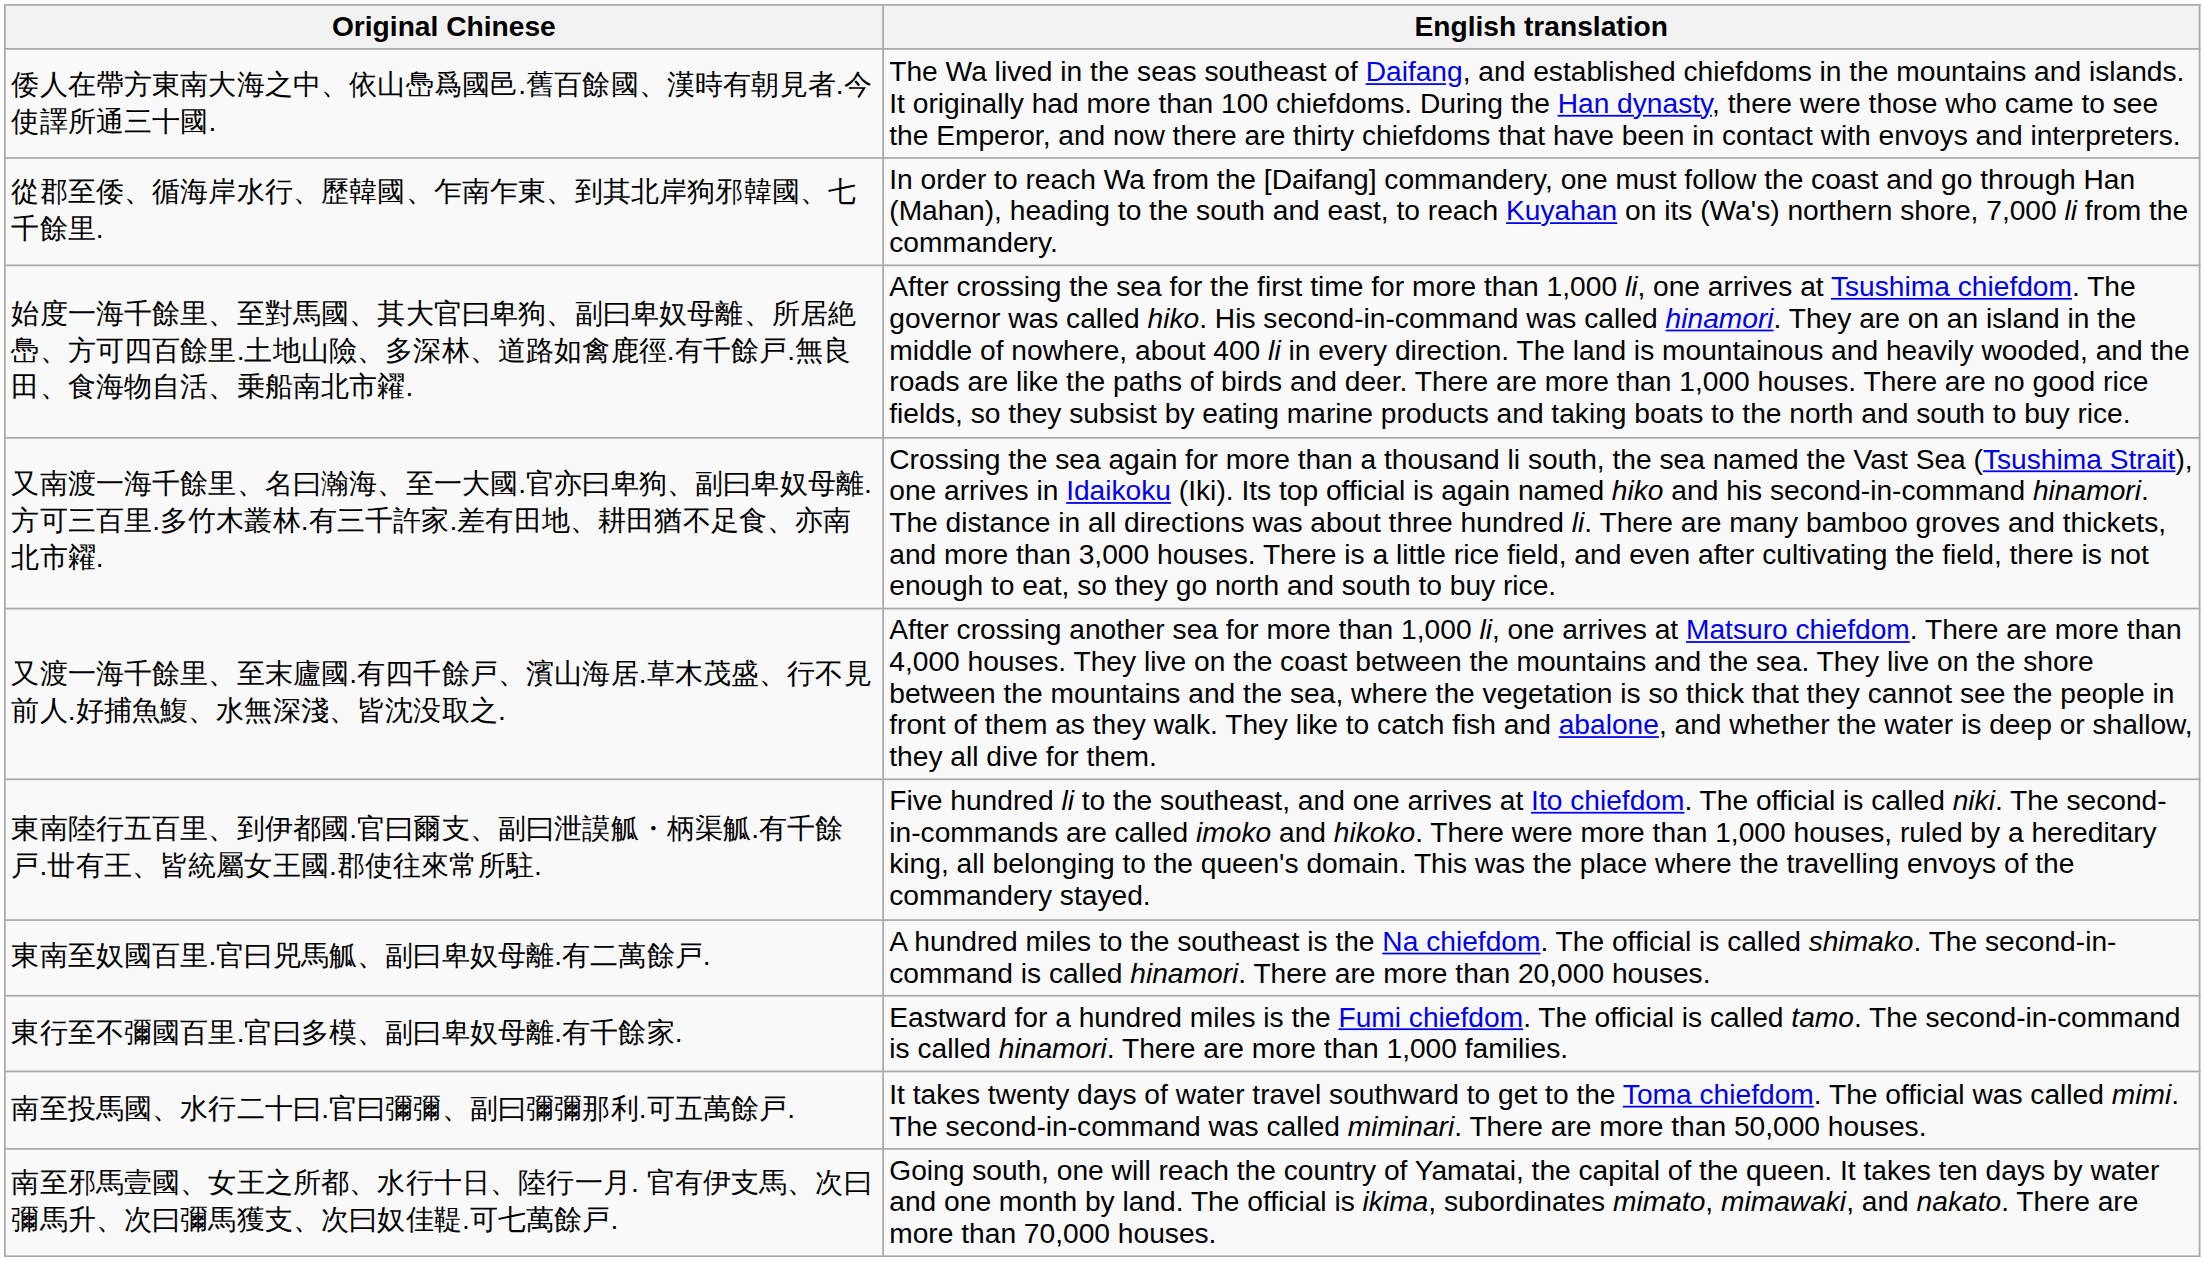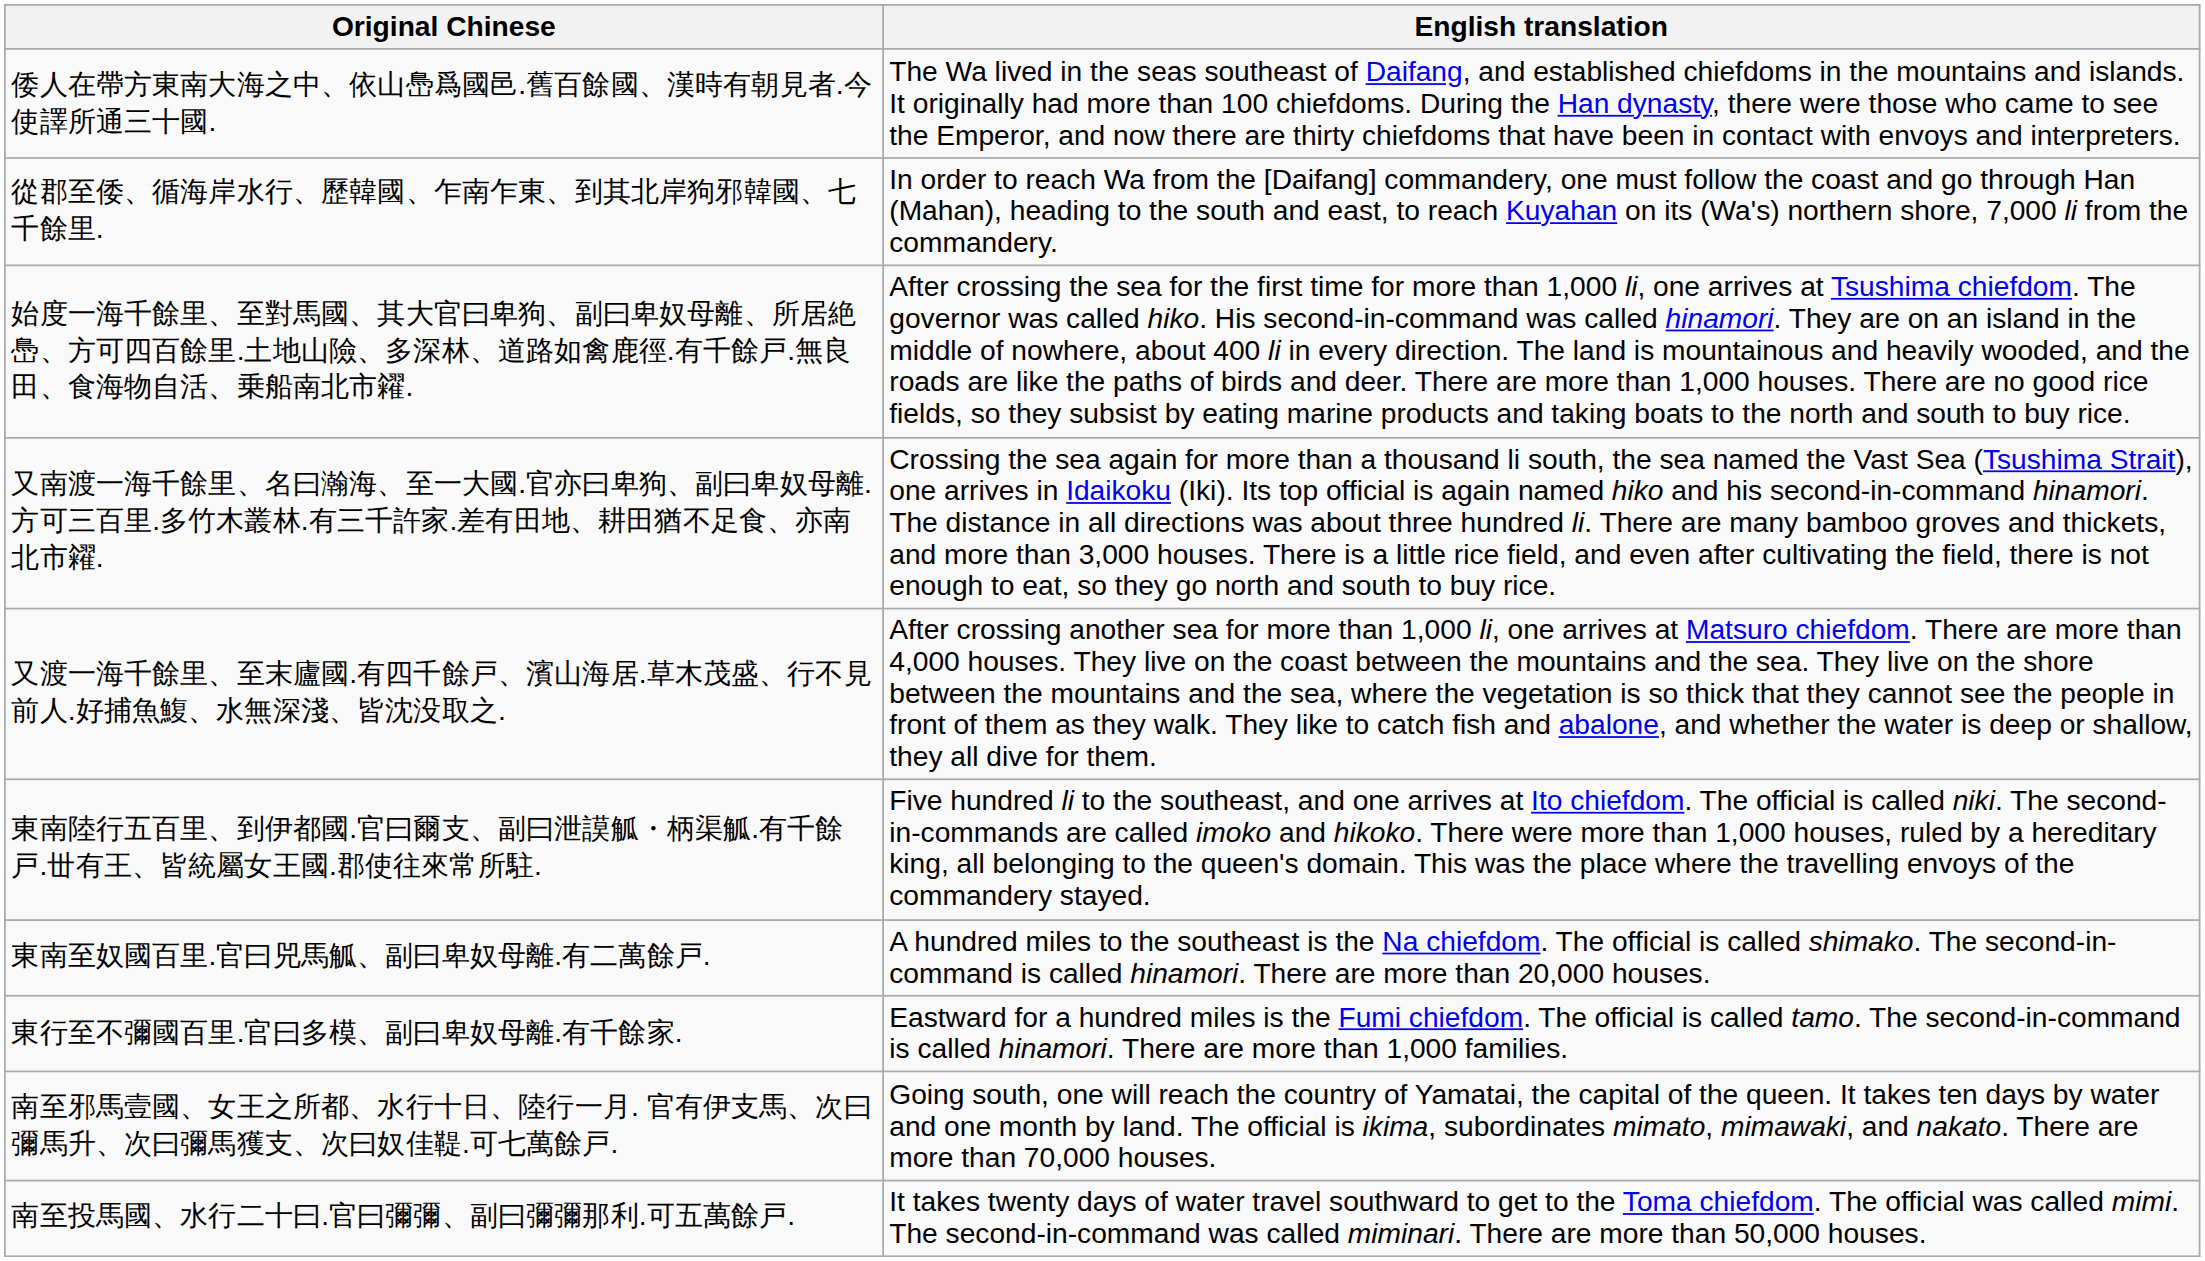rows swapped: (403, 1109) <-> (442, 1201)
